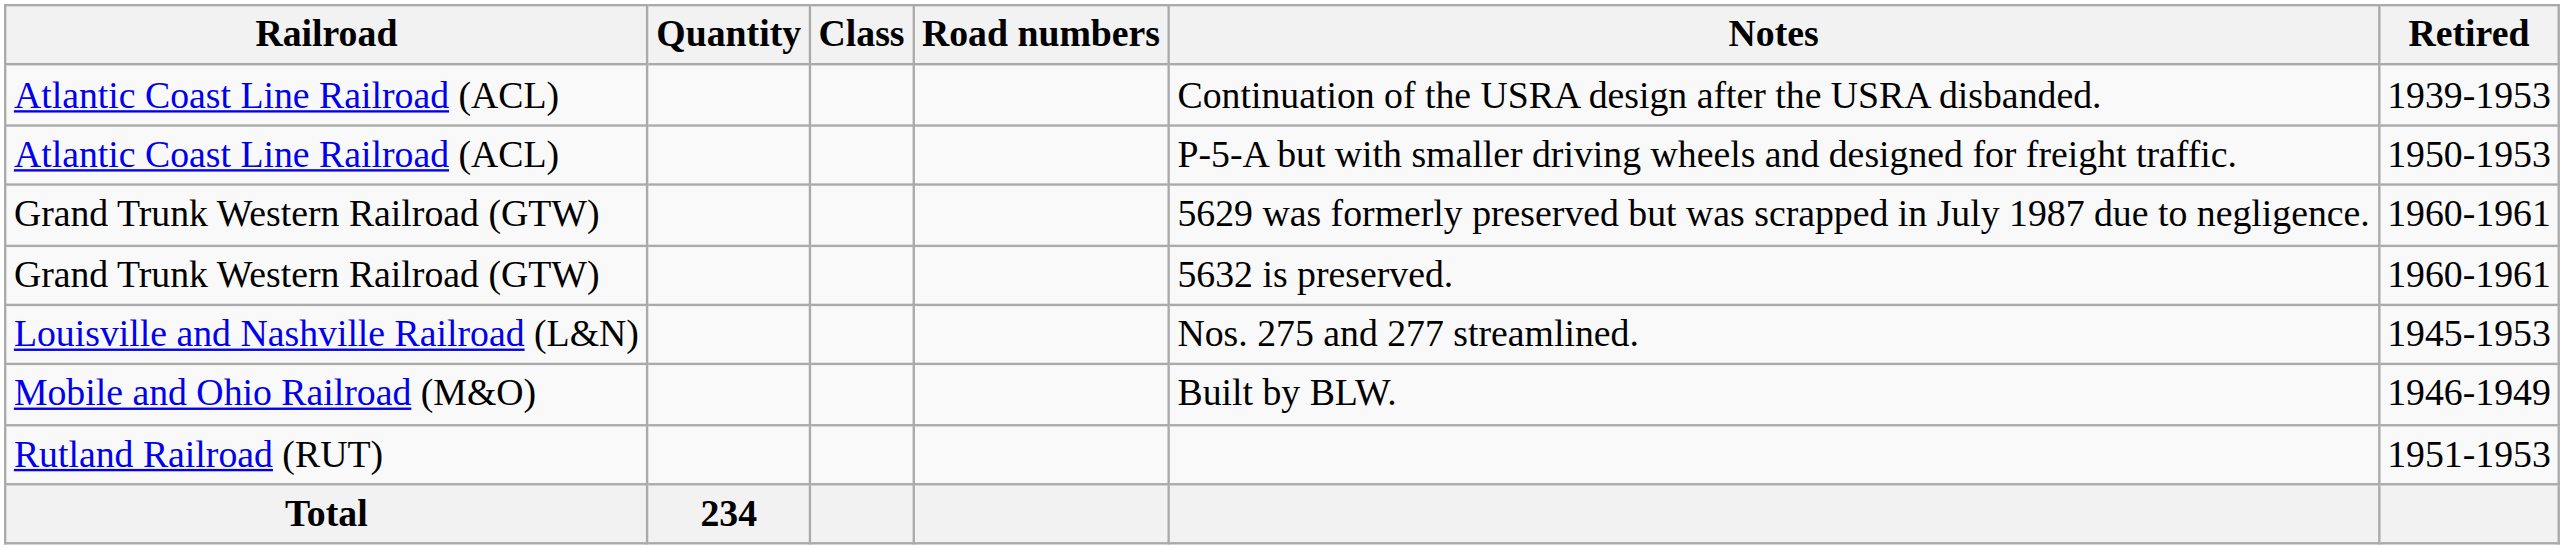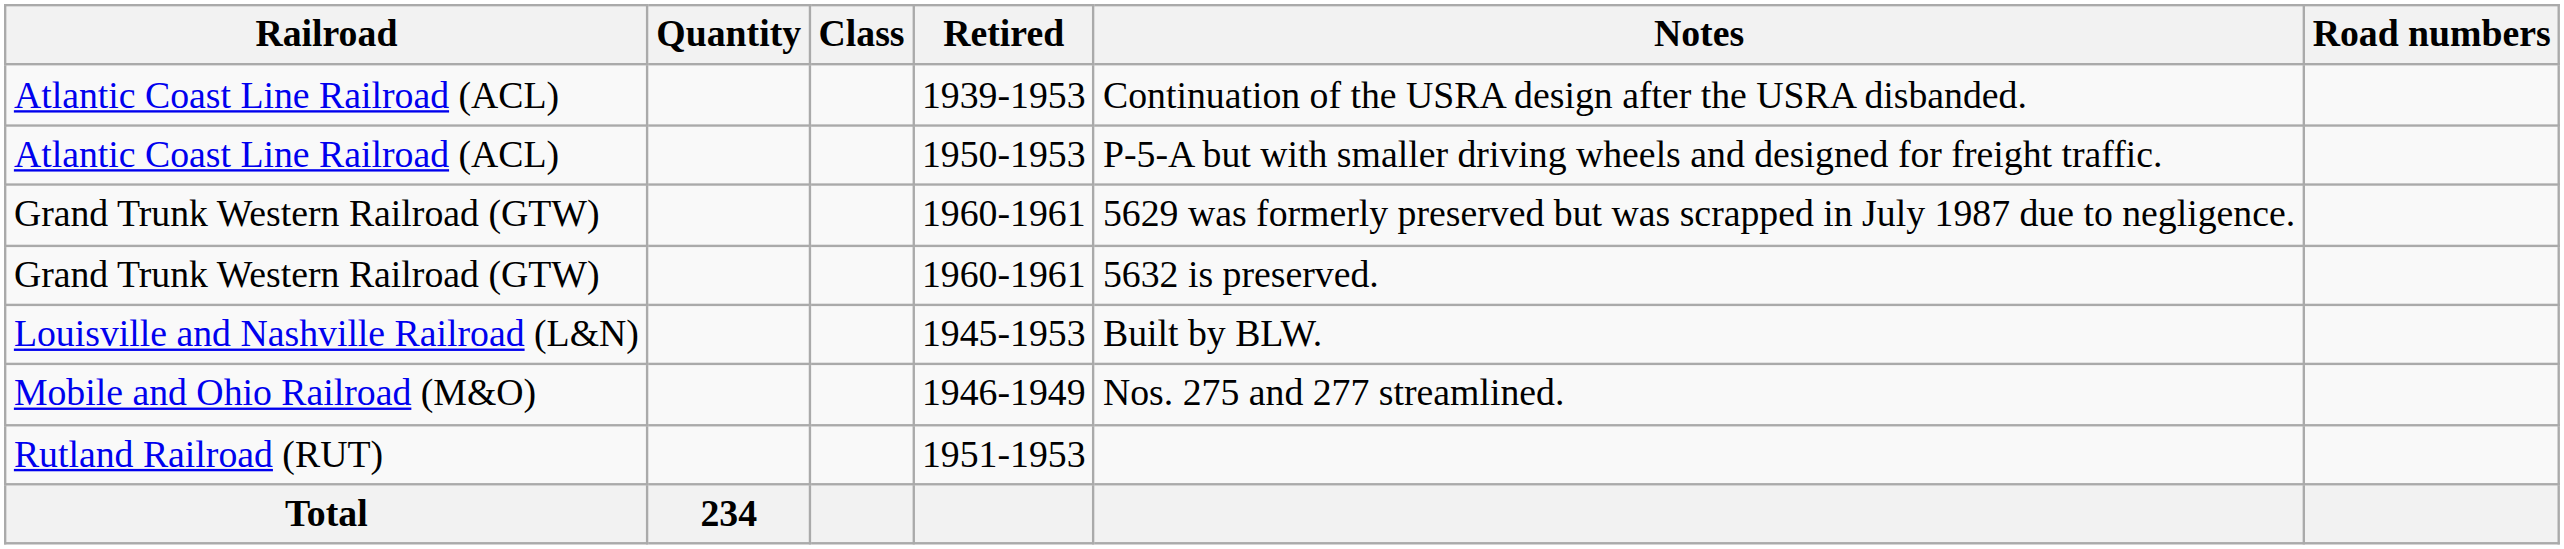columns swapped: (1041, 34) <-> (2469, 34)
(1408, 333) Nos. 275 and 277 streamlined. -> (1213, 333) Built by BLW.
(1287, 393) Built by BLW. -> (1334, 393) Nos. 275 and 277 streamlined.
